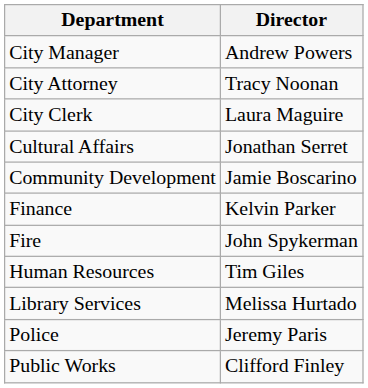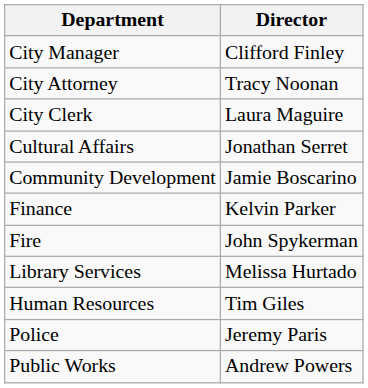(289, 51) Andrew Powers -> (285, 51) Clifford Finley
rows swapped: (82, 271) <-> (75, 303)
(285, 366) Clifford Finley -> (289, 366) Andrew Powers
